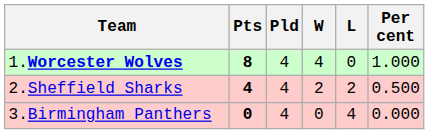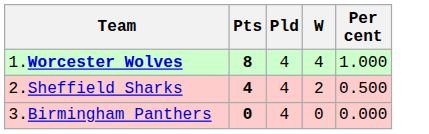- column: (351, 27)
